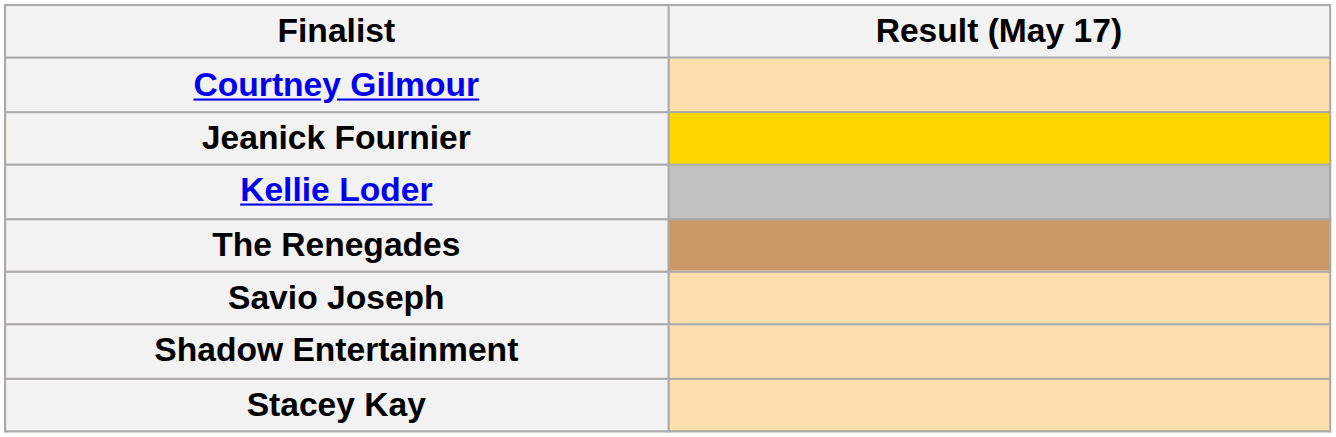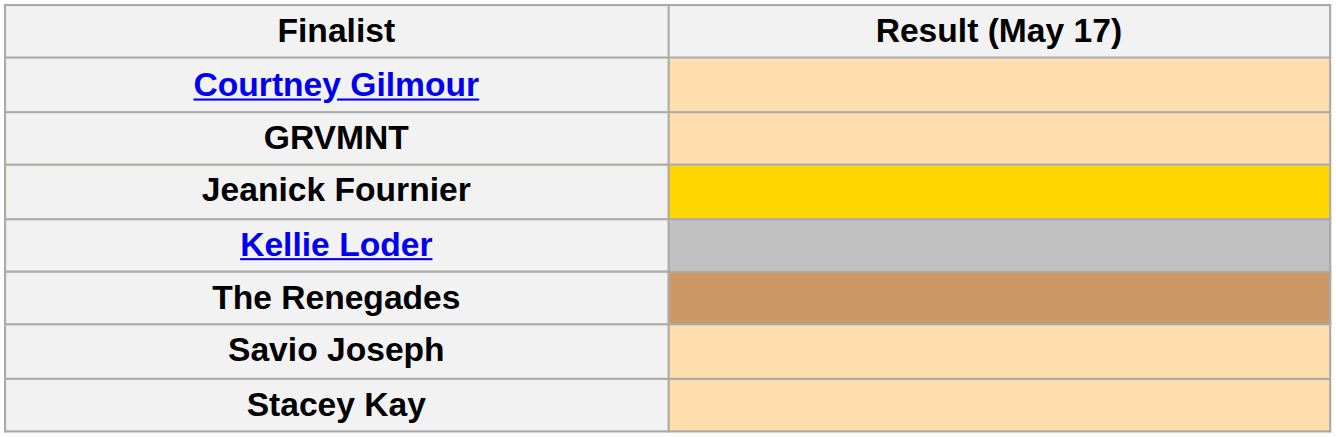+ row: (336, 137)
- row: (336, 350)
